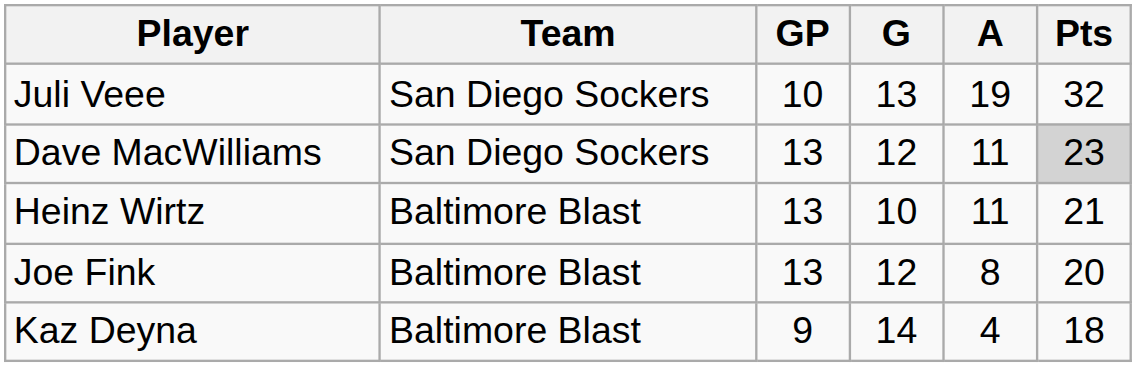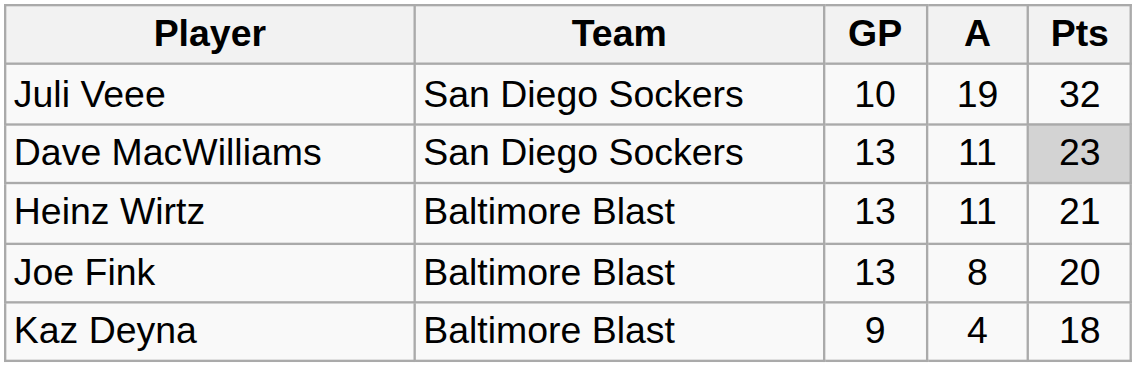- column: (896, 34)
